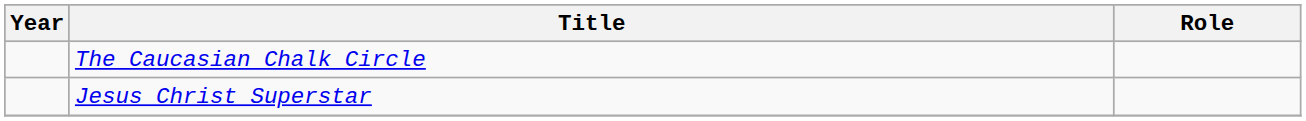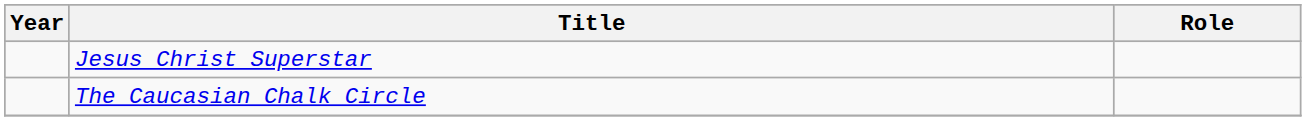rows swapped: (250, 60) <-> (223, 97)
